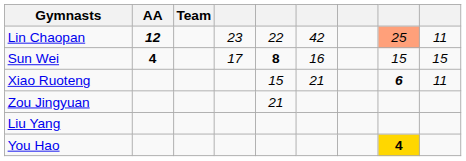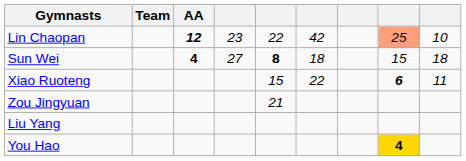columns swapped: (194, 15) <-> (153, 15)
(440, 37) 11 -> (440, 37) 10
(235, 59) 17 -> (235, 59) 27
(317, 59) 16 -> (317, 59) 18
(440, 59) 15 -> (440, 59) 18
(317, 80) 21 -> (317, 80) 22
